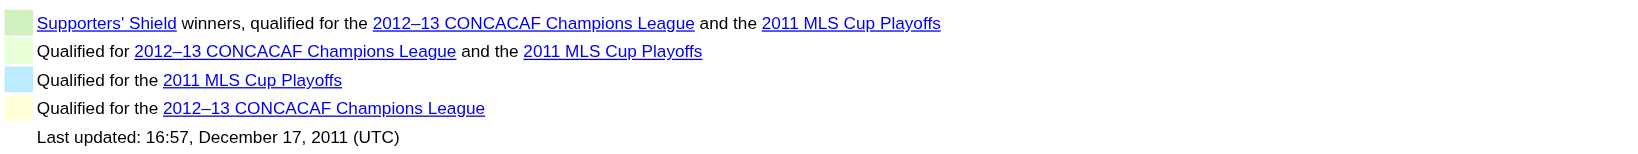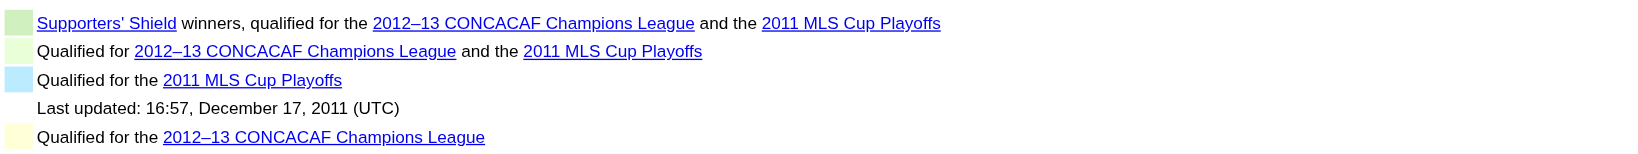rows swapped: (261, 108) <-> (218, 137)
